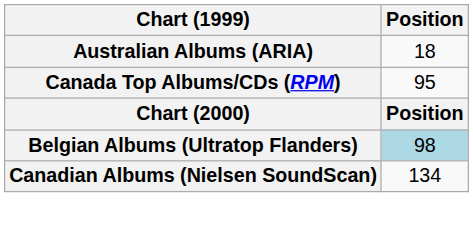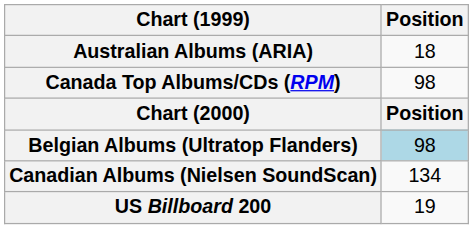(425, 82) 95 -> (425, 82) 98
+ row: (193, 207)
